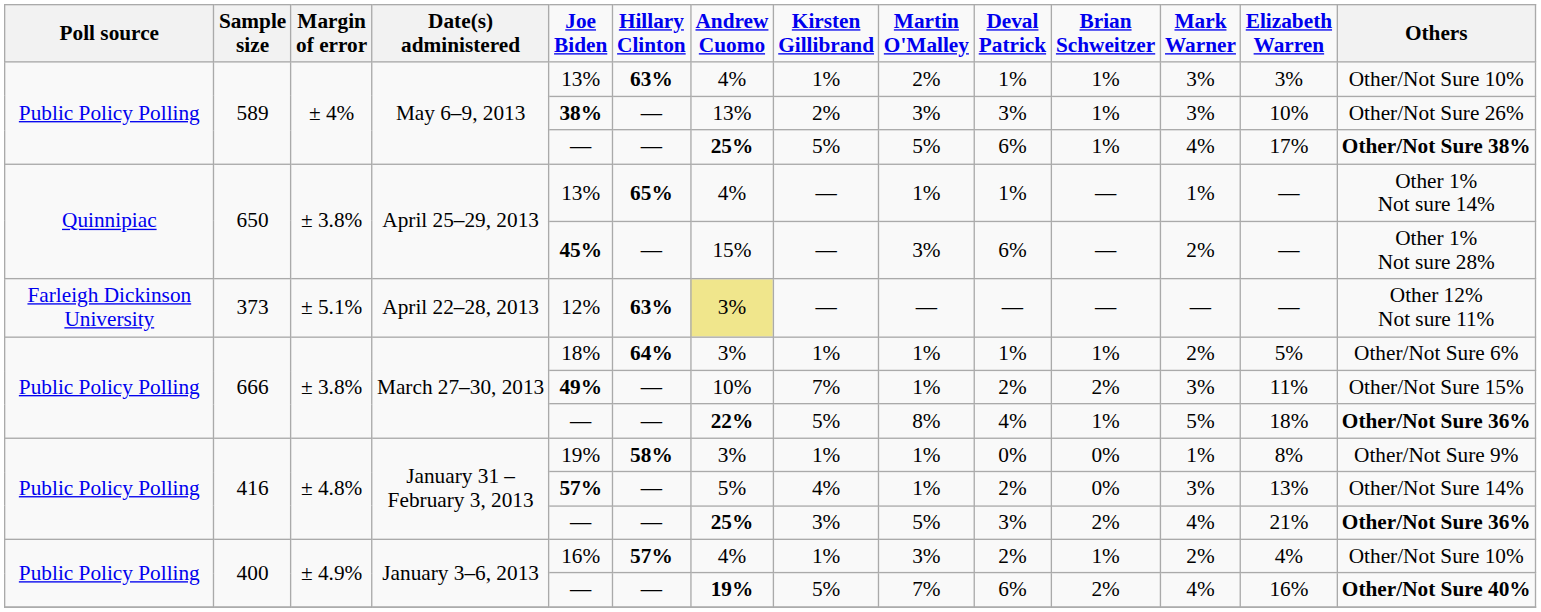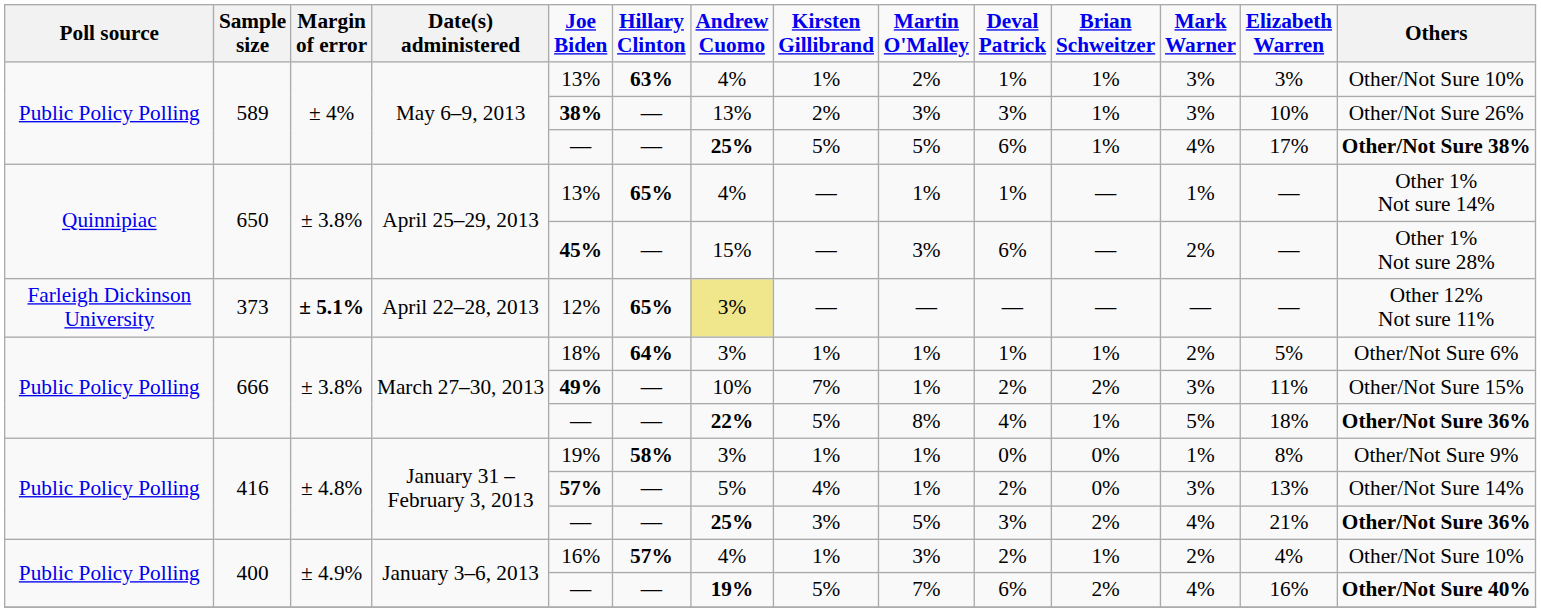(332, 307) normal -> (332, 307) bold
(651, 307) 63% -> (651, 307) 65%
